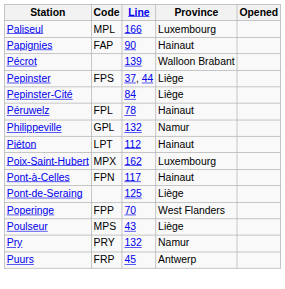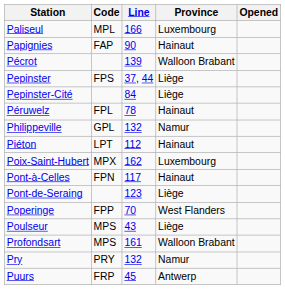(133, 194) 125 -> (133, 194) 123
+ row: (34, 243)
